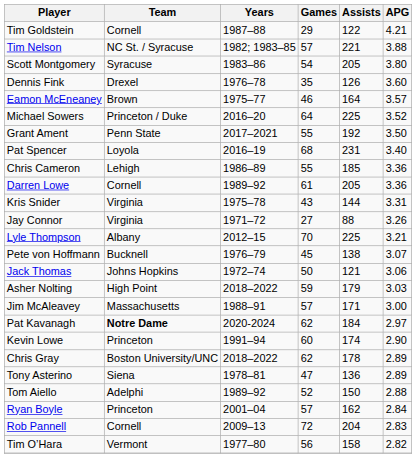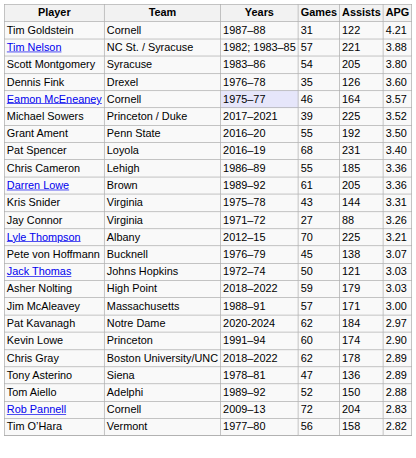(307, 30) 29 -> (307, 30) 31
(122, 99) Brown -> (124, 99) Cornell
(244, 99) no background -> (244, 99) lavender background
(244, 116) 2016–20 -> (250, 116) 2017–2021
(307, 116) 64 -> (307, 116) 39
(250, 133) 2017–2021 -> (244, 133) 2016–20
(124, 185) Cornell -> (122, 185) Brown
(396, 271) 3.06 -> (396, 271) 3.03
(137, 323) bold -> (136, 323) normal
- row: (35, 409)
